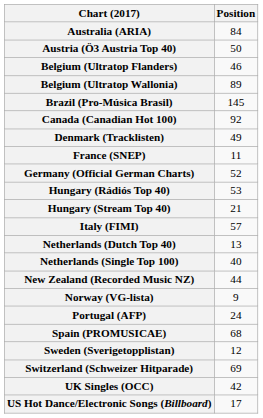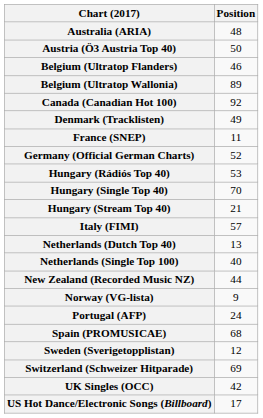(236, 31) 84 -> (236, 31) 48
- row: (109, 102)
+ row: (109, 191)
